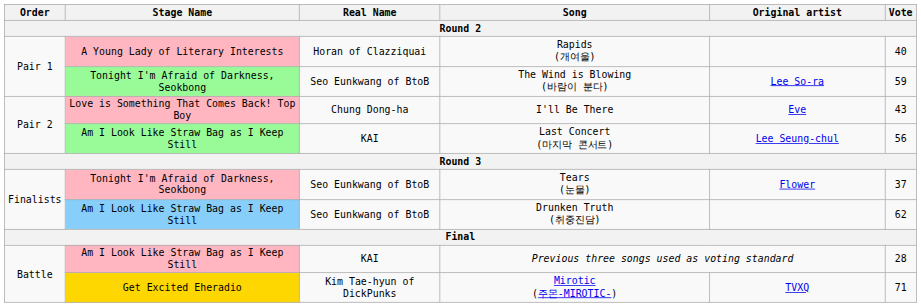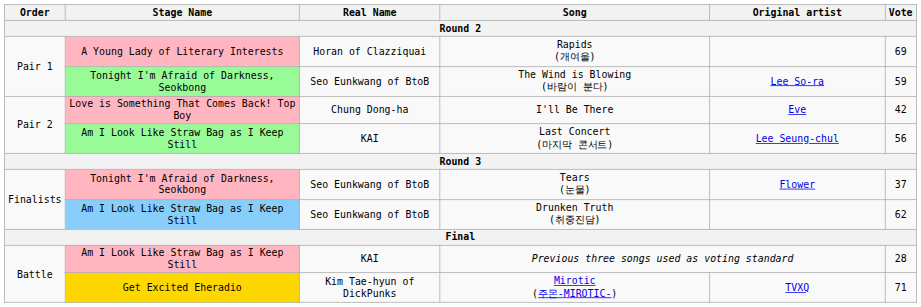(901, 51) 40 -> (901, 51) 69
(901, 110) 43 -> (901, 110) 42
